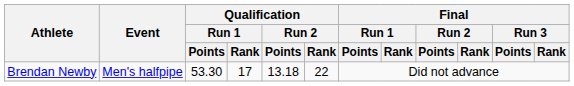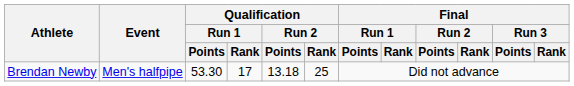(322, 72) 22 -> (322, 72) 25
